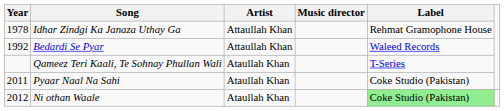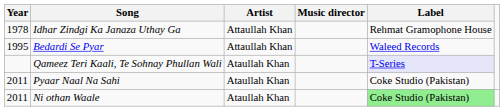(18, 47) 1992 -> (18, 47) 1995
(387, 64) no background -> (387, 64) lavender background
(18, 98) 2012 -> (17, 98) 2011
